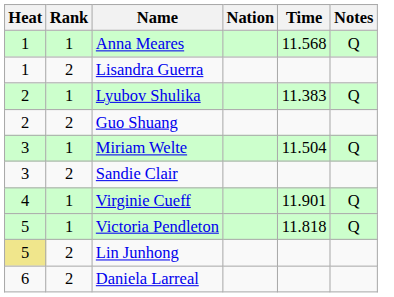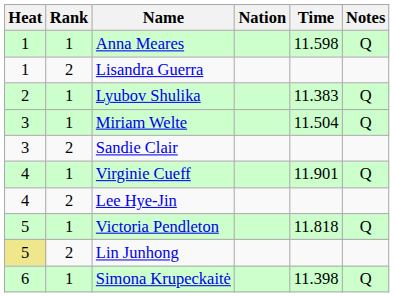(304, 43) 11.568 -> (316, 43) 11.598
- row: (137, 122)
+ row: (136, 200)
+ row: (163, 278)
- row: (147, 278)
